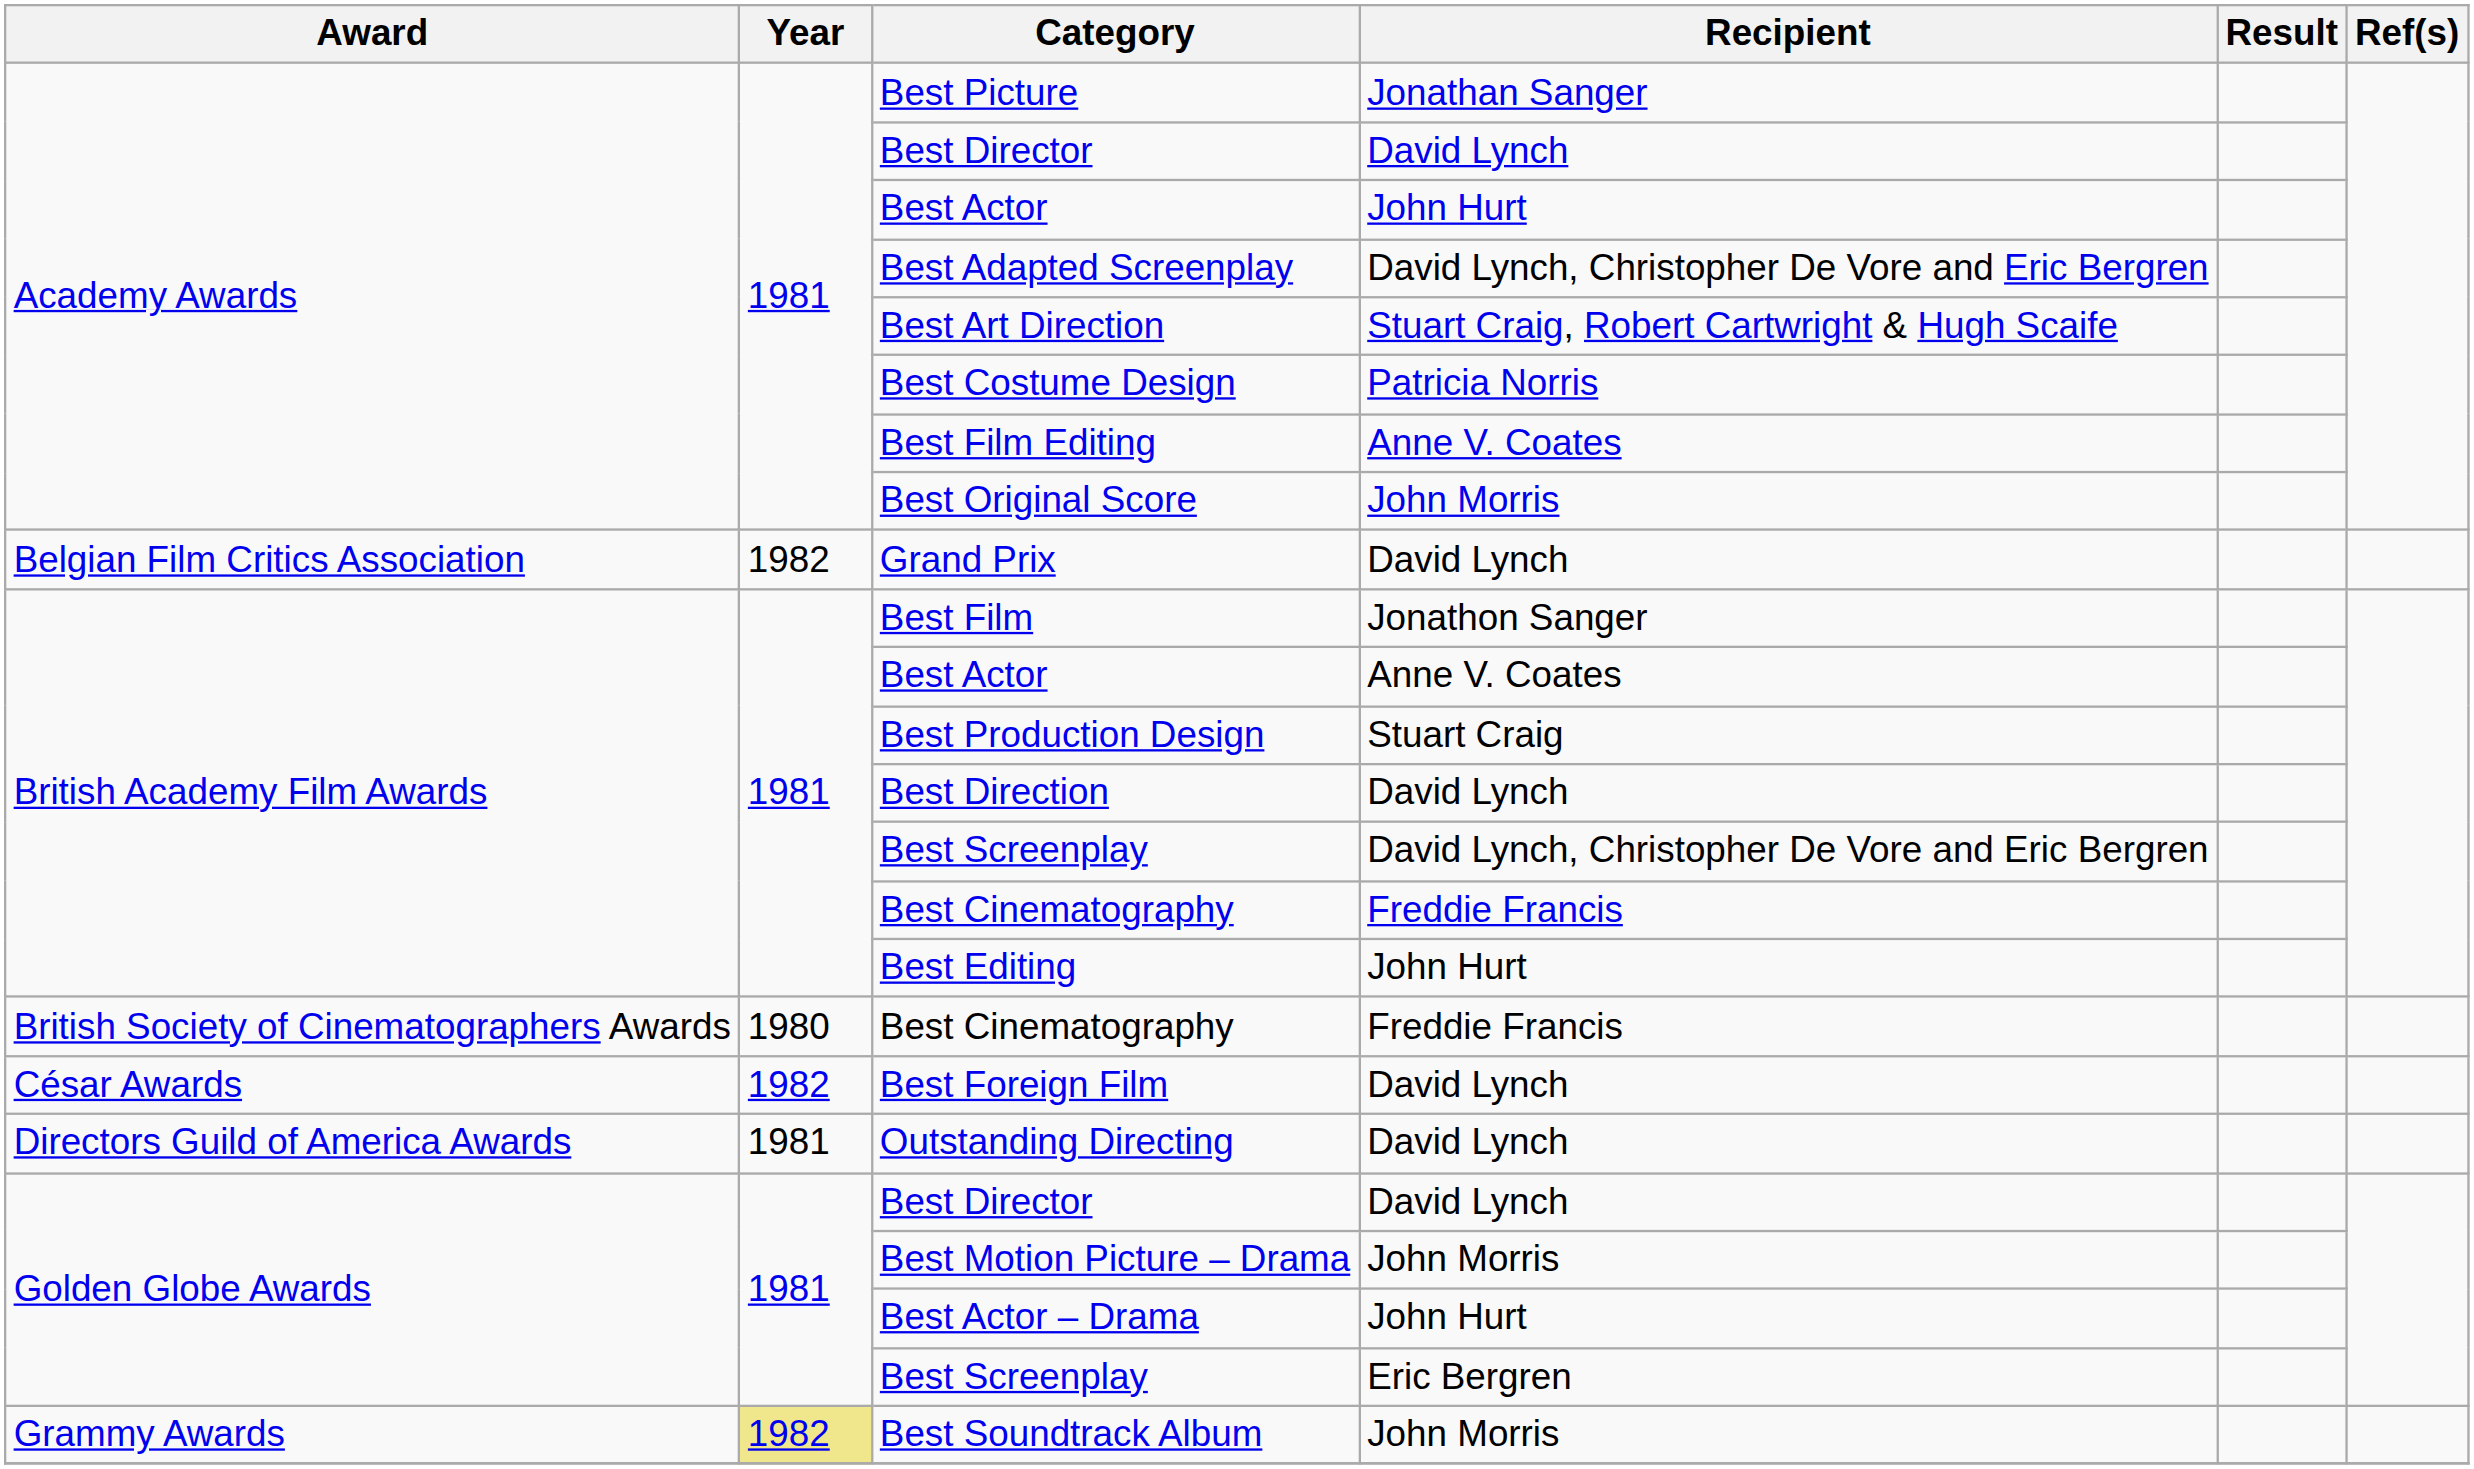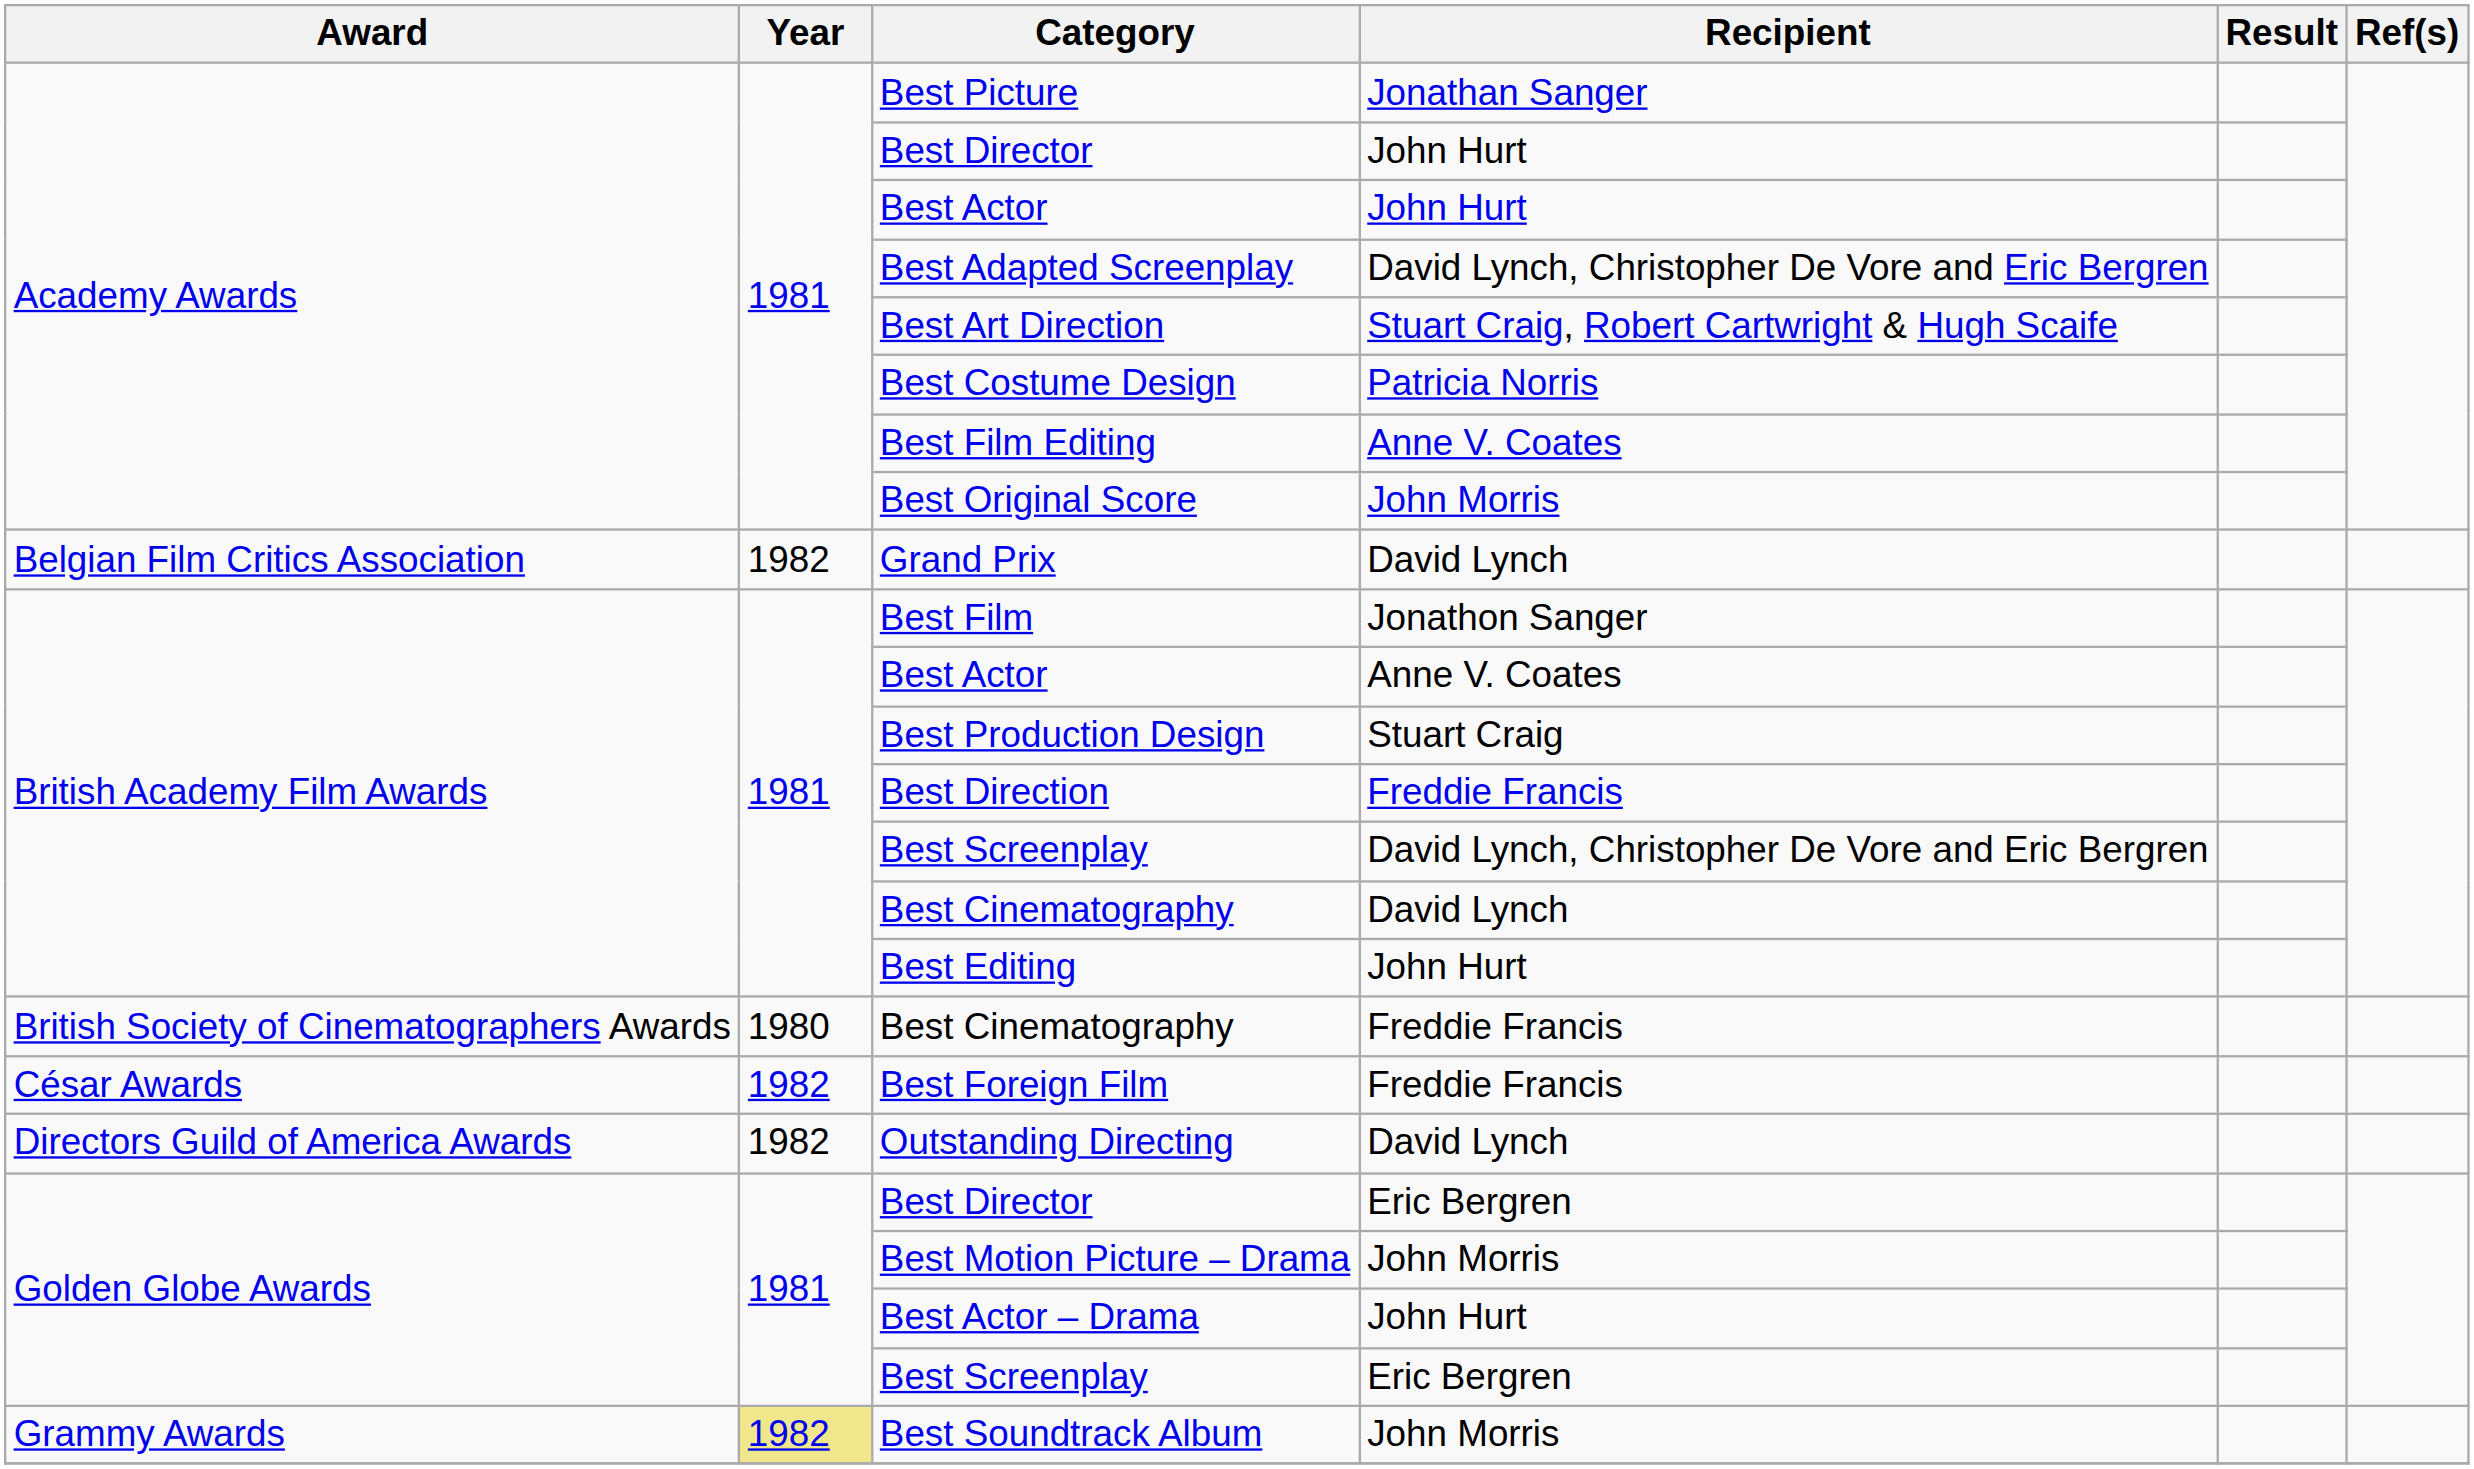(1468, 150) David Lynch -> (1447, 150) John Hurt
(1468, 792) David Lynch -> (1495, 792) Freddie Francis
(1495, 909) Freddie Francis -> (1468, 909) David Lynch
(1468, 1084) David Lynch -> (1495, 1084) Freddie Francis
(789, 1142) 1981 -> (789, 1142) 1982
(1468, 1200) David Lynch -> (1469, 1200) Eric Bergren
